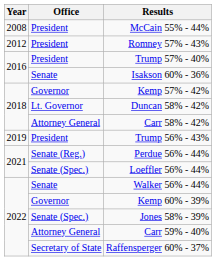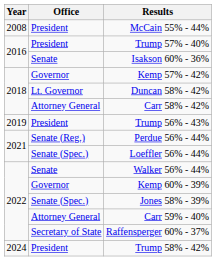- row: (169, 43)
+ row: (172, 248)
